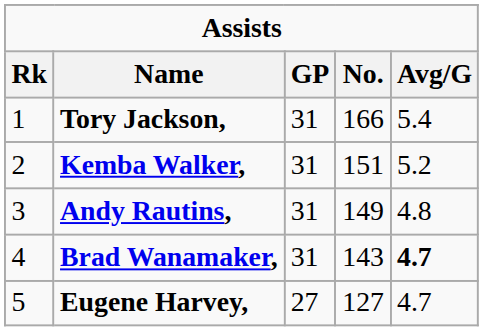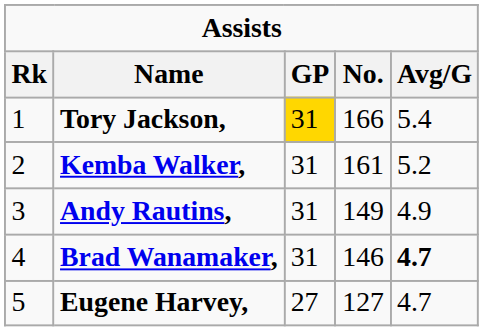(305, 119) no background -> (305, 119) gold background
(363, 165) 151 -> (363, 165) 161
(414, 211) 4.8 -> (414, 211) 4.9
(363, 256) 143 -> (363, 256) 146
